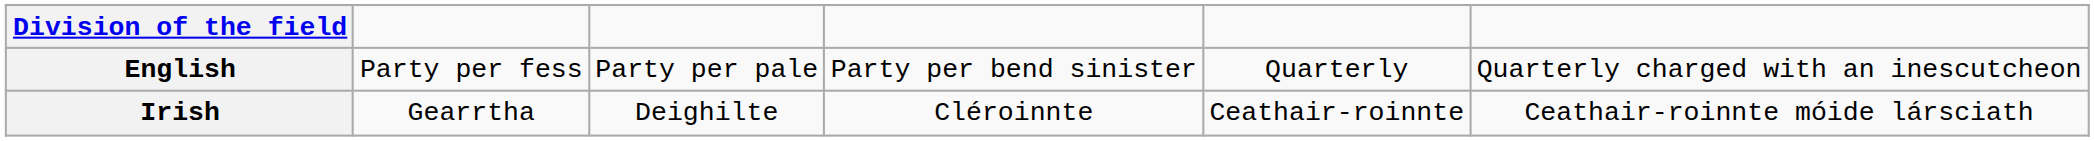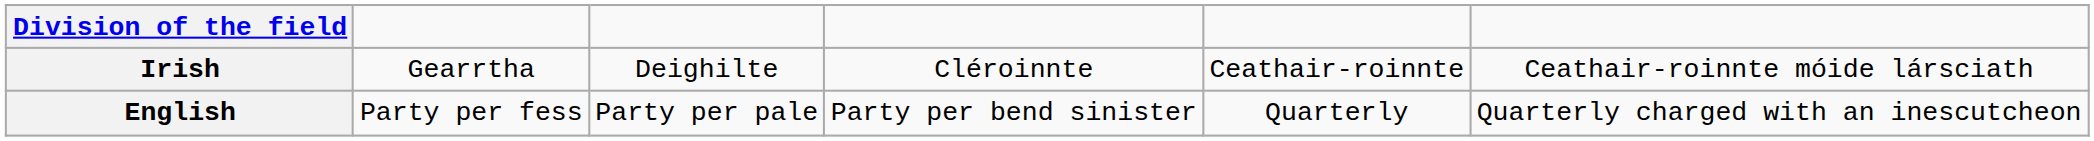rows swapped: (180, 70) <-> (180, 113)
